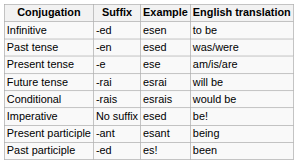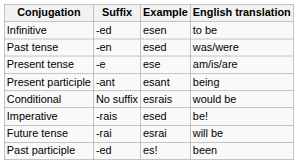rows swapped: (37, 82) <-> (49, 133)
(107, 99) -rais -> (117, 99) No suffix
(117, 116) No suffix -> (107, 116) -rais
